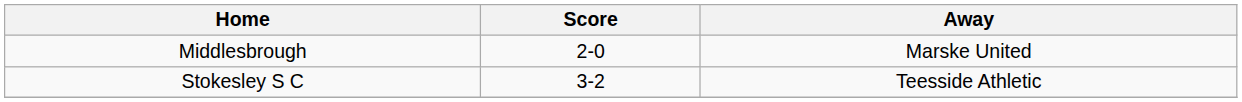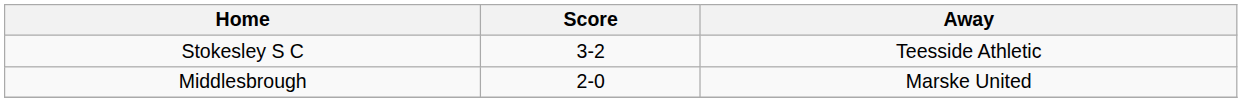rows swapped: (243, 50) <-> (243, 81)
